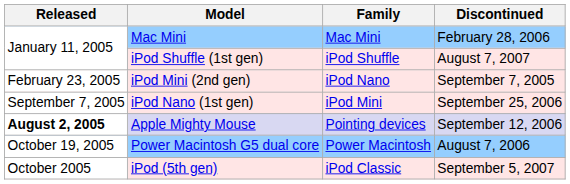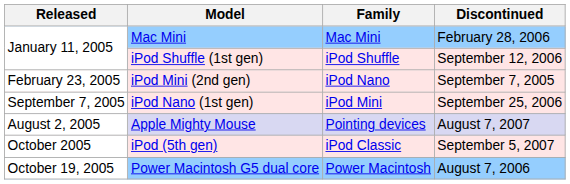(484, 59) August 7, 2007 -> (500, 59) September 12, 2006
(56, 124) bold -> (54, 124) normal
(500, 124) September 12, 2006 -> (484, 124) August 7, 2007
rows swapped: (174, 168) <-> (225, 146)
